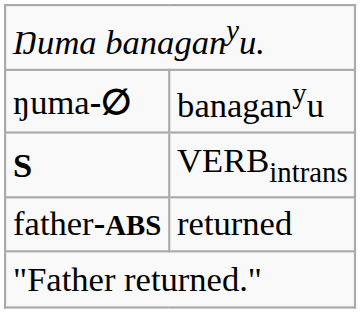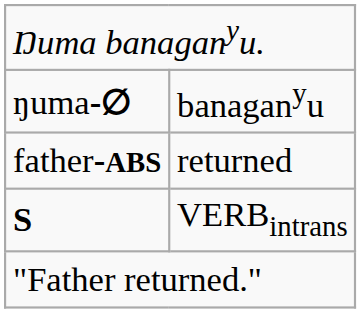rows swapped: (87, 224) <-> (23, 164)
